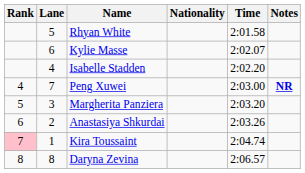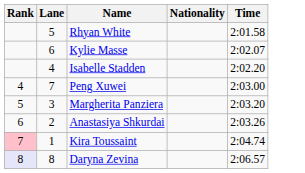- column: (284, 13)
(20, 159) no background -> (20, 159) lavender background
